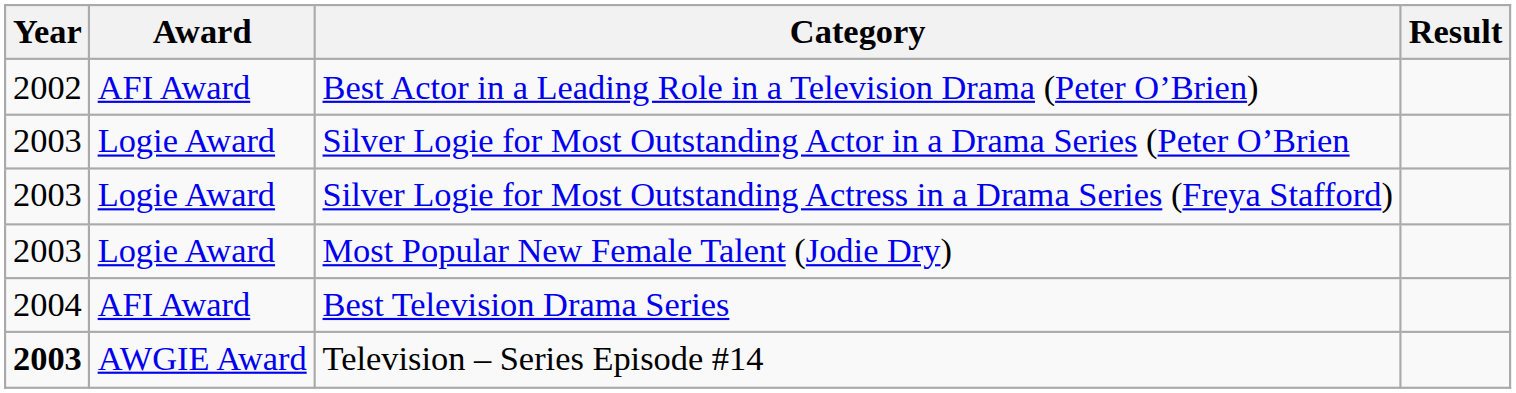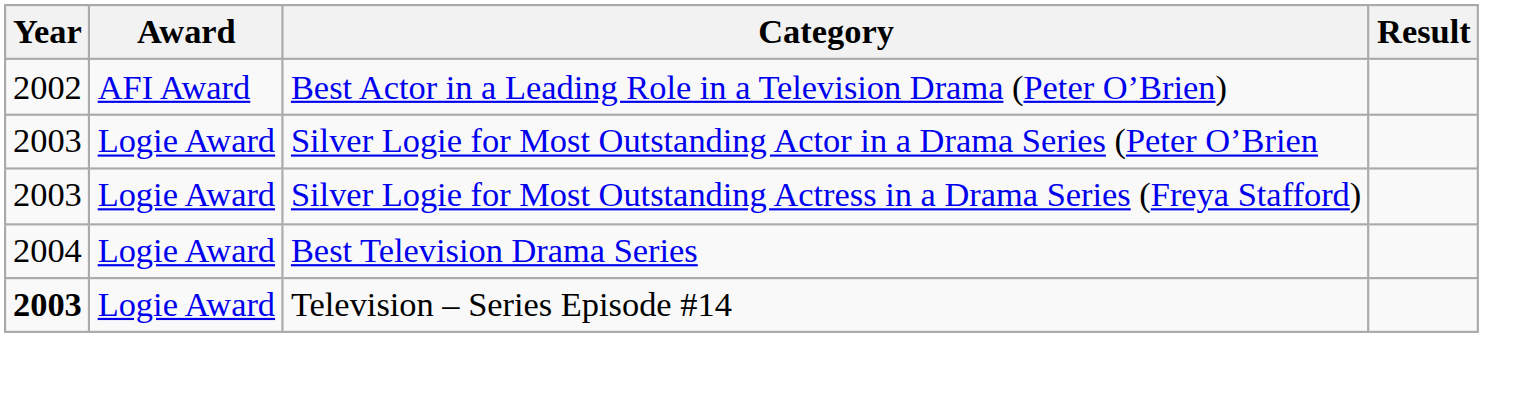- row: (637, 250)
(174, 304) AFI Award -> (186, 250) Logie Award
(202, 359) AWGIE Award -> (186, 304) Logie Award
